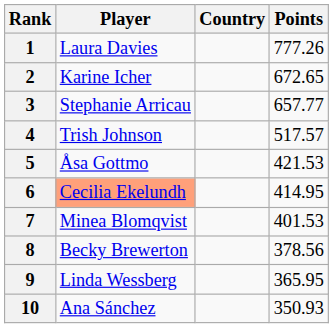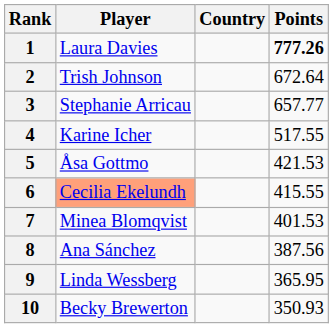(299, 47) normal -> (299, 47) bold
(106, 76) Karine Icher -> (111, 76) Trish Johnson
(299, 76) 672.65 -> (299, 76) 672.64
(111, 134) Trish Johnson -> (106, 134) Karine Icher
(299, 134) 517.57 -> (299, 134) 517.55
(299, 192) 414.95 -> (299, 192) 415.55
(124, 250) Becky Brewerton -> (108, 250) Ana Sánchez
(299, 250) 378.56 -> (299, 250) 387.56
(108, 308) Ana Sánchez -> (124, 308) Becky Brewerton
